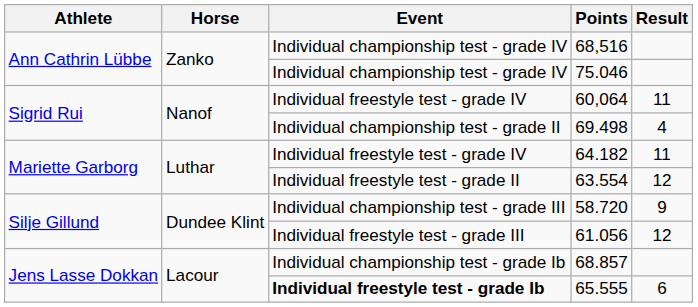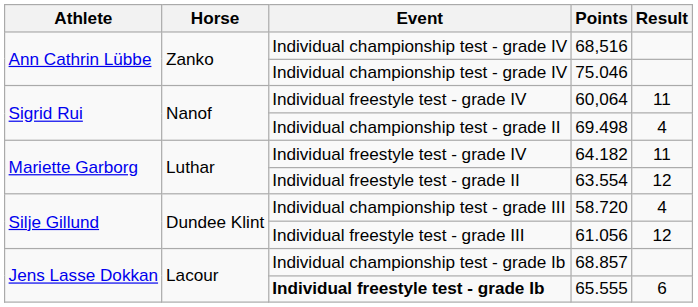(662, 208) 9 -> (662, 208) 4
